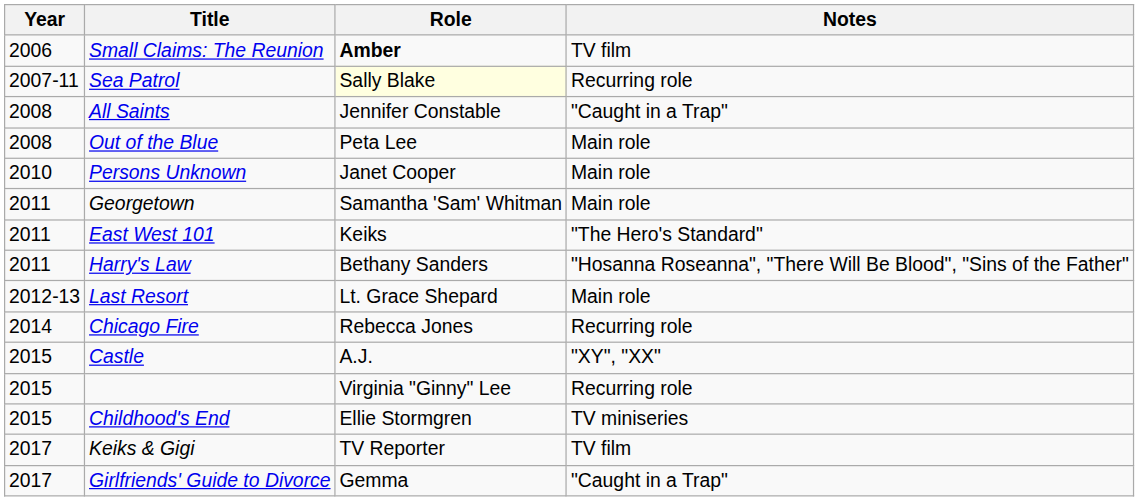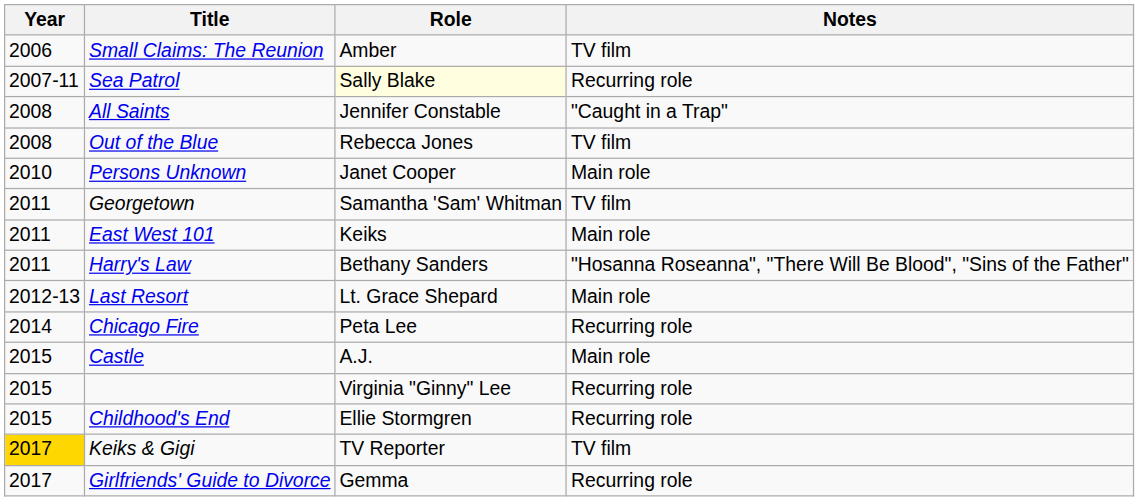(370, 50) bold -> (368, 50) normal
(378, 142) Peta Lee -> (406, 142) Rebecca Jones
(611, 142) Main role -> (601, 142) TV film
(611, 204) Main role -> (601, 204) TV film
(667, 234) "The Hero's Standard" -> (611, 234) Main role
(406, 326) Rebecca Jones -> (378, 326) Peta Lee
(616, 357) "XY", "XX" -> (611, 357) Main role
(630, 419) TV miniseries -> (632, 419) Recurring role
(31, 449) no background -> (31, 449) gold background
(649, 480) "Caught in a Trap" -> (632, 480) Recurring role
